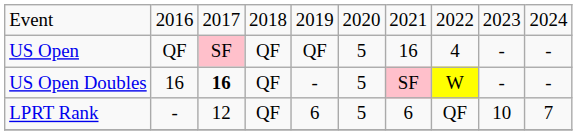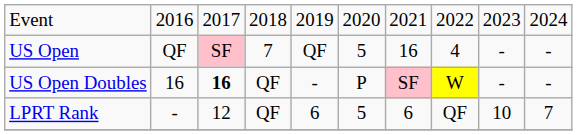(268, 50) QF -> (268, 50) 7
(361, 82) 5 -> (361, 82) P
